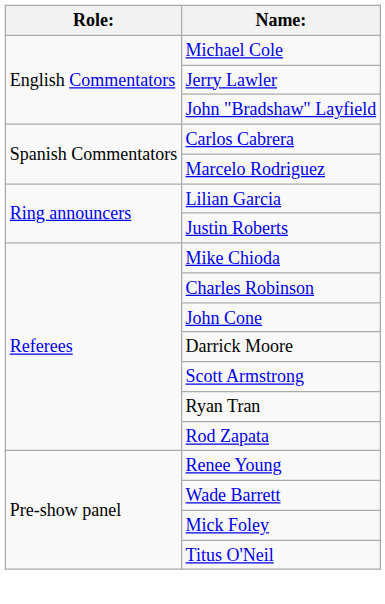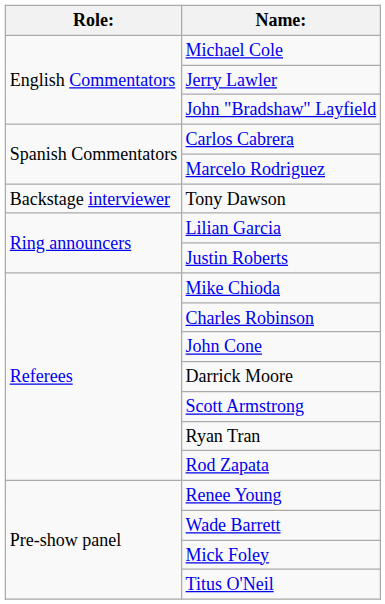+ row: (236, 198)
